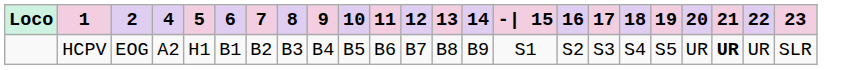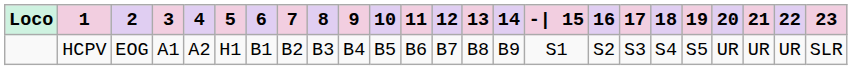+ column: (168, 20)
(728, 50) bold -> (759, 50) normal
